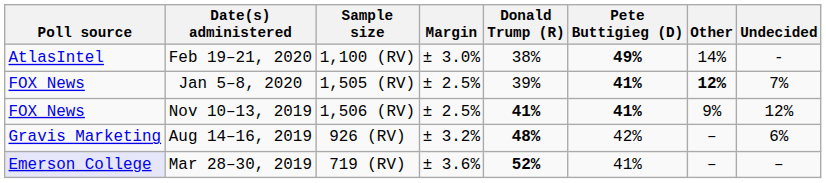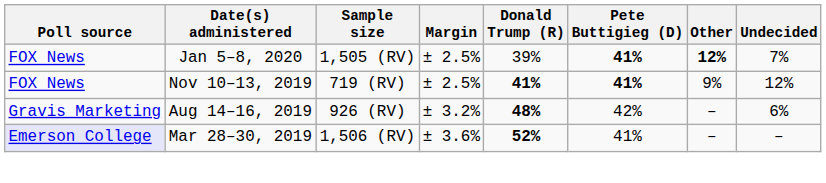- row: (240, 57)
(367, 111) 1,506 (RV) -> (367, 84) 719 (RV)
(367, 164) 719 (RV) -> (367, 138) 1,506 (RV)
